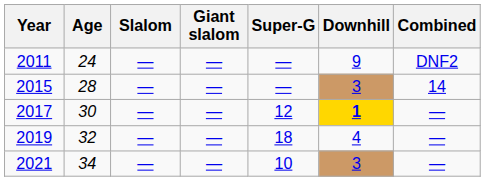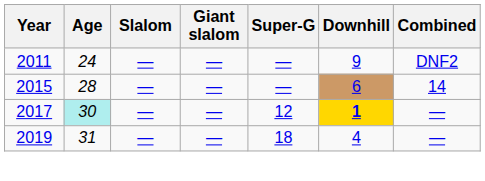(356, 86) 3 -> (356, 86) 6
(87, 112) no background -> (87, 112) paleturquoise background
(87, 138) 32 -> (87, 138) 31
- row: (34, 163)
